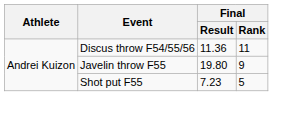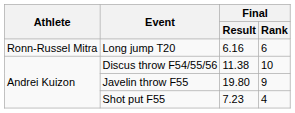+ row: (139, 48)
(213, 48) 11.36 -> (236, 65) 11.38
(244, 48) 11 -> (267, 65) 10
(242, 83) 5 -> (264, 100) 4
